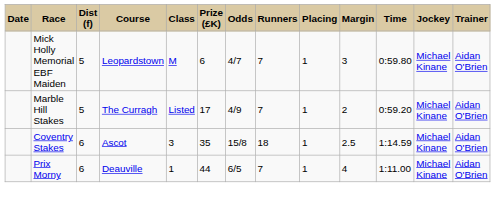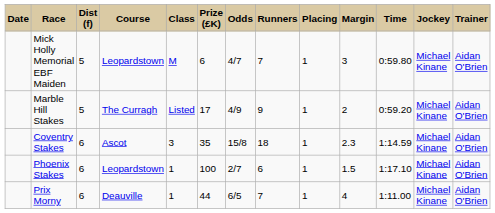(260, 110) 7 -> (260, 110) 9
(349, 142) 2.5 -> (349, 142) 2.3
+ row: (51, 169)
